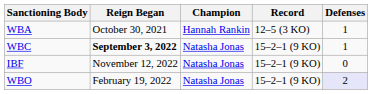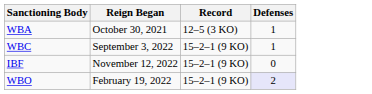- column: (216, 13)
(135, 47) bold -> (133, 47) normal
